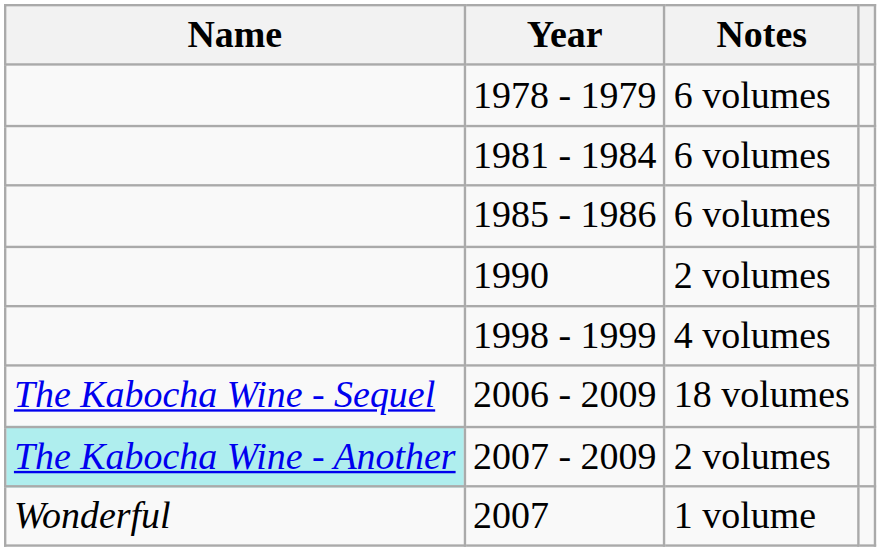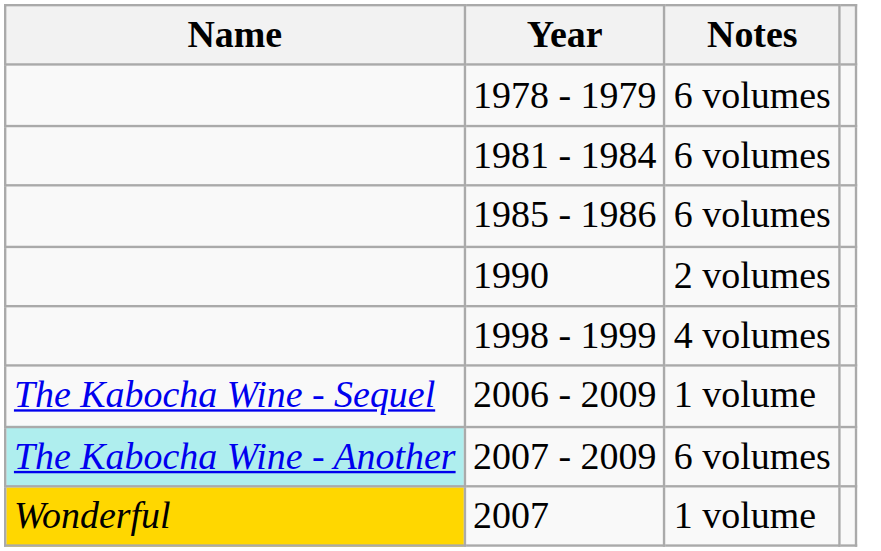(762, 395) 18 volumes -> (745, 395) 1 volume
(752, 455) 2 volumes -> (752, 455) 6 volumes
(92, 515) no background -> (92, 515) gold background
